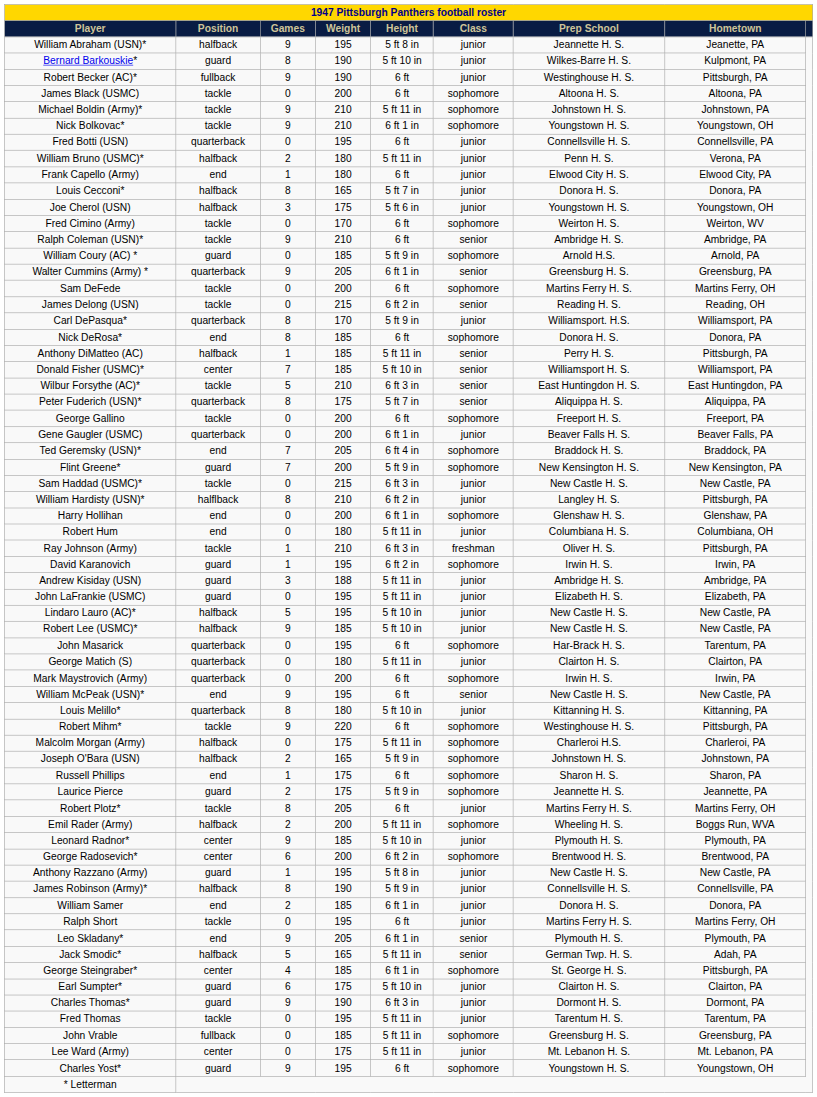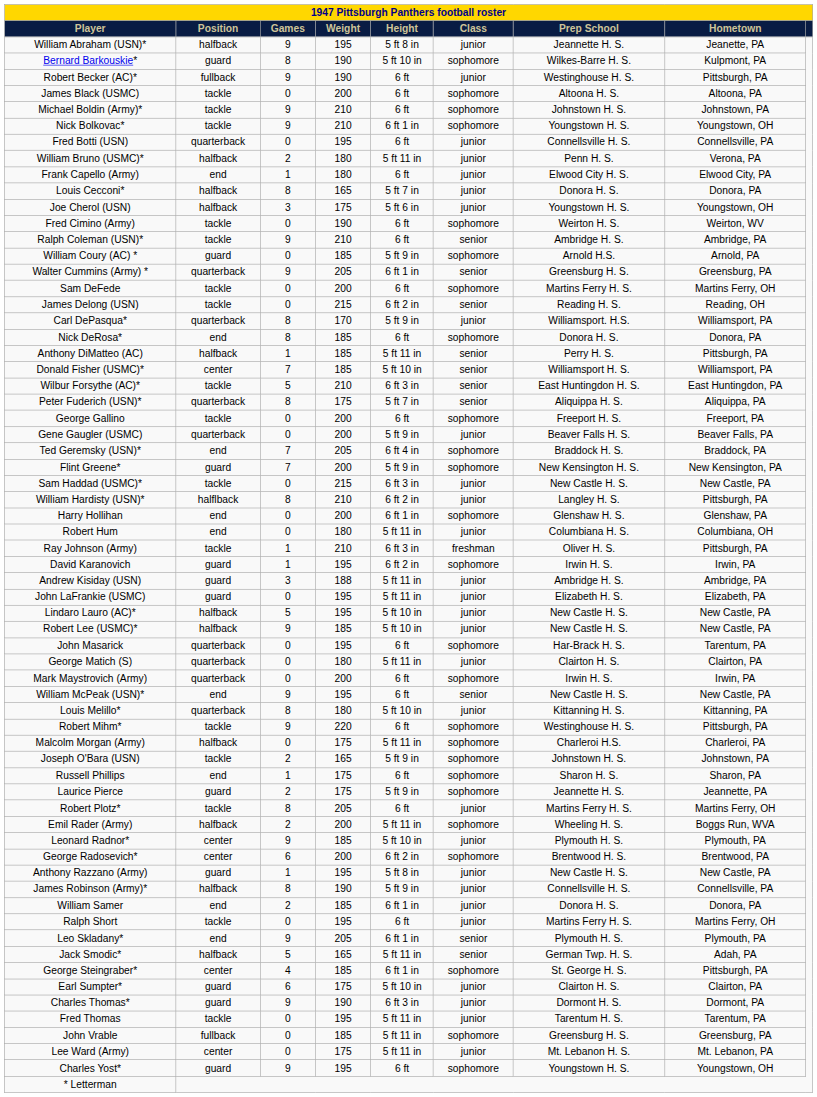(473, 61) junior -> (473, 61) sophomore
(402, 110) 5 ft 11 in -> (402, 110) 6 ft
(343, 223) 170 -> (343, 223) 190
(402, 434) 6 ft 1 in -> (402, 434) 5 ft 9 in
(218, 759) halfback -> (218, 759) tackle
